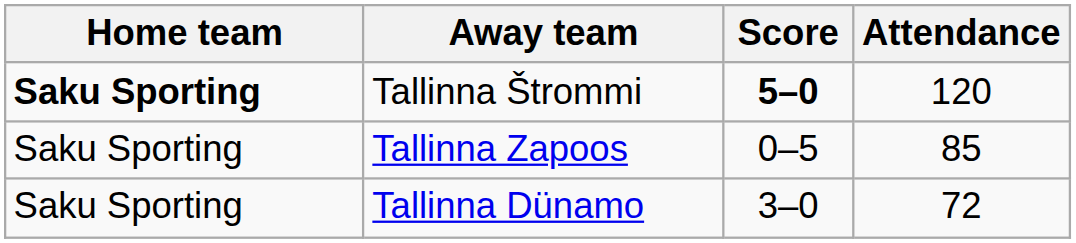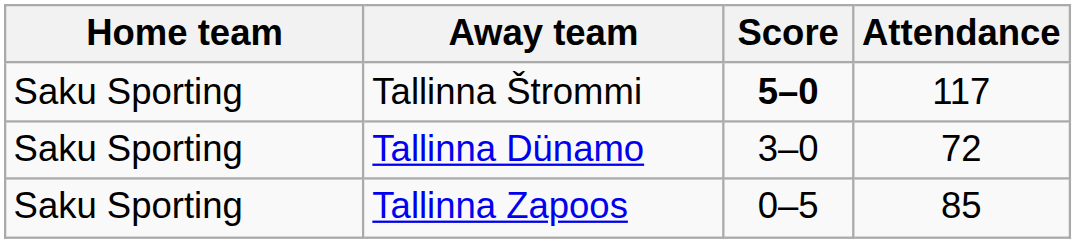(137, 91) bold -> (128, 91) normal
(961, 91) 120 -> (961, 91) 117
rows swapped: (500, 149) <-> (508, 206)
